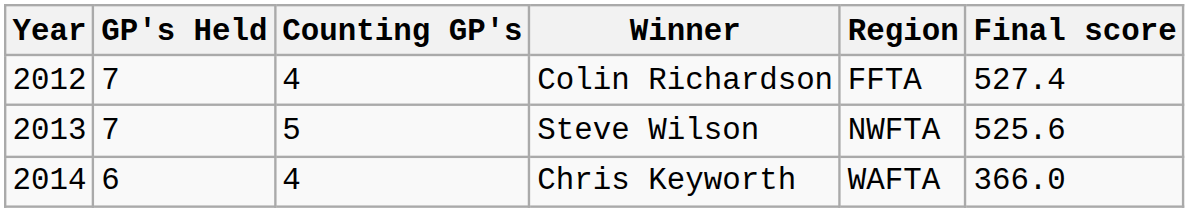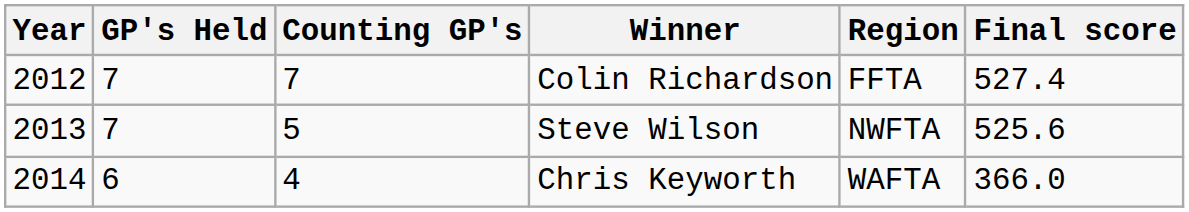(292, 81) 4 -> (292, 81) 7
